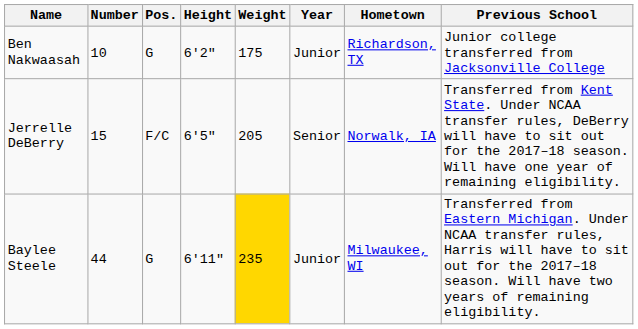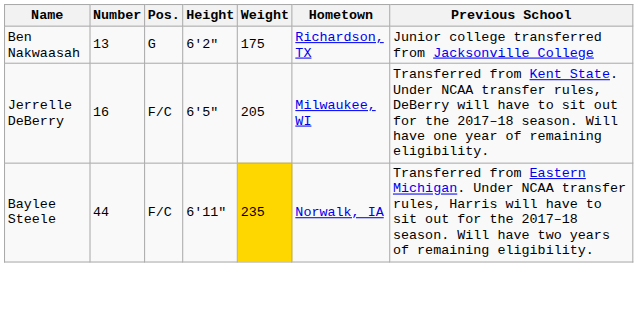- column: (317, 15)
(99, 53) 10 -> (101, 45) 13
(99, 136) 15 -> (101, 113) 16
(392, 136) Norwalk, IA -> (336, 113) Milwaukee, WI
(149, 259) G -> (160, 212) F/C
(388, 259) Milwaukee, WI -> (340, 212) Norwalk, IA
